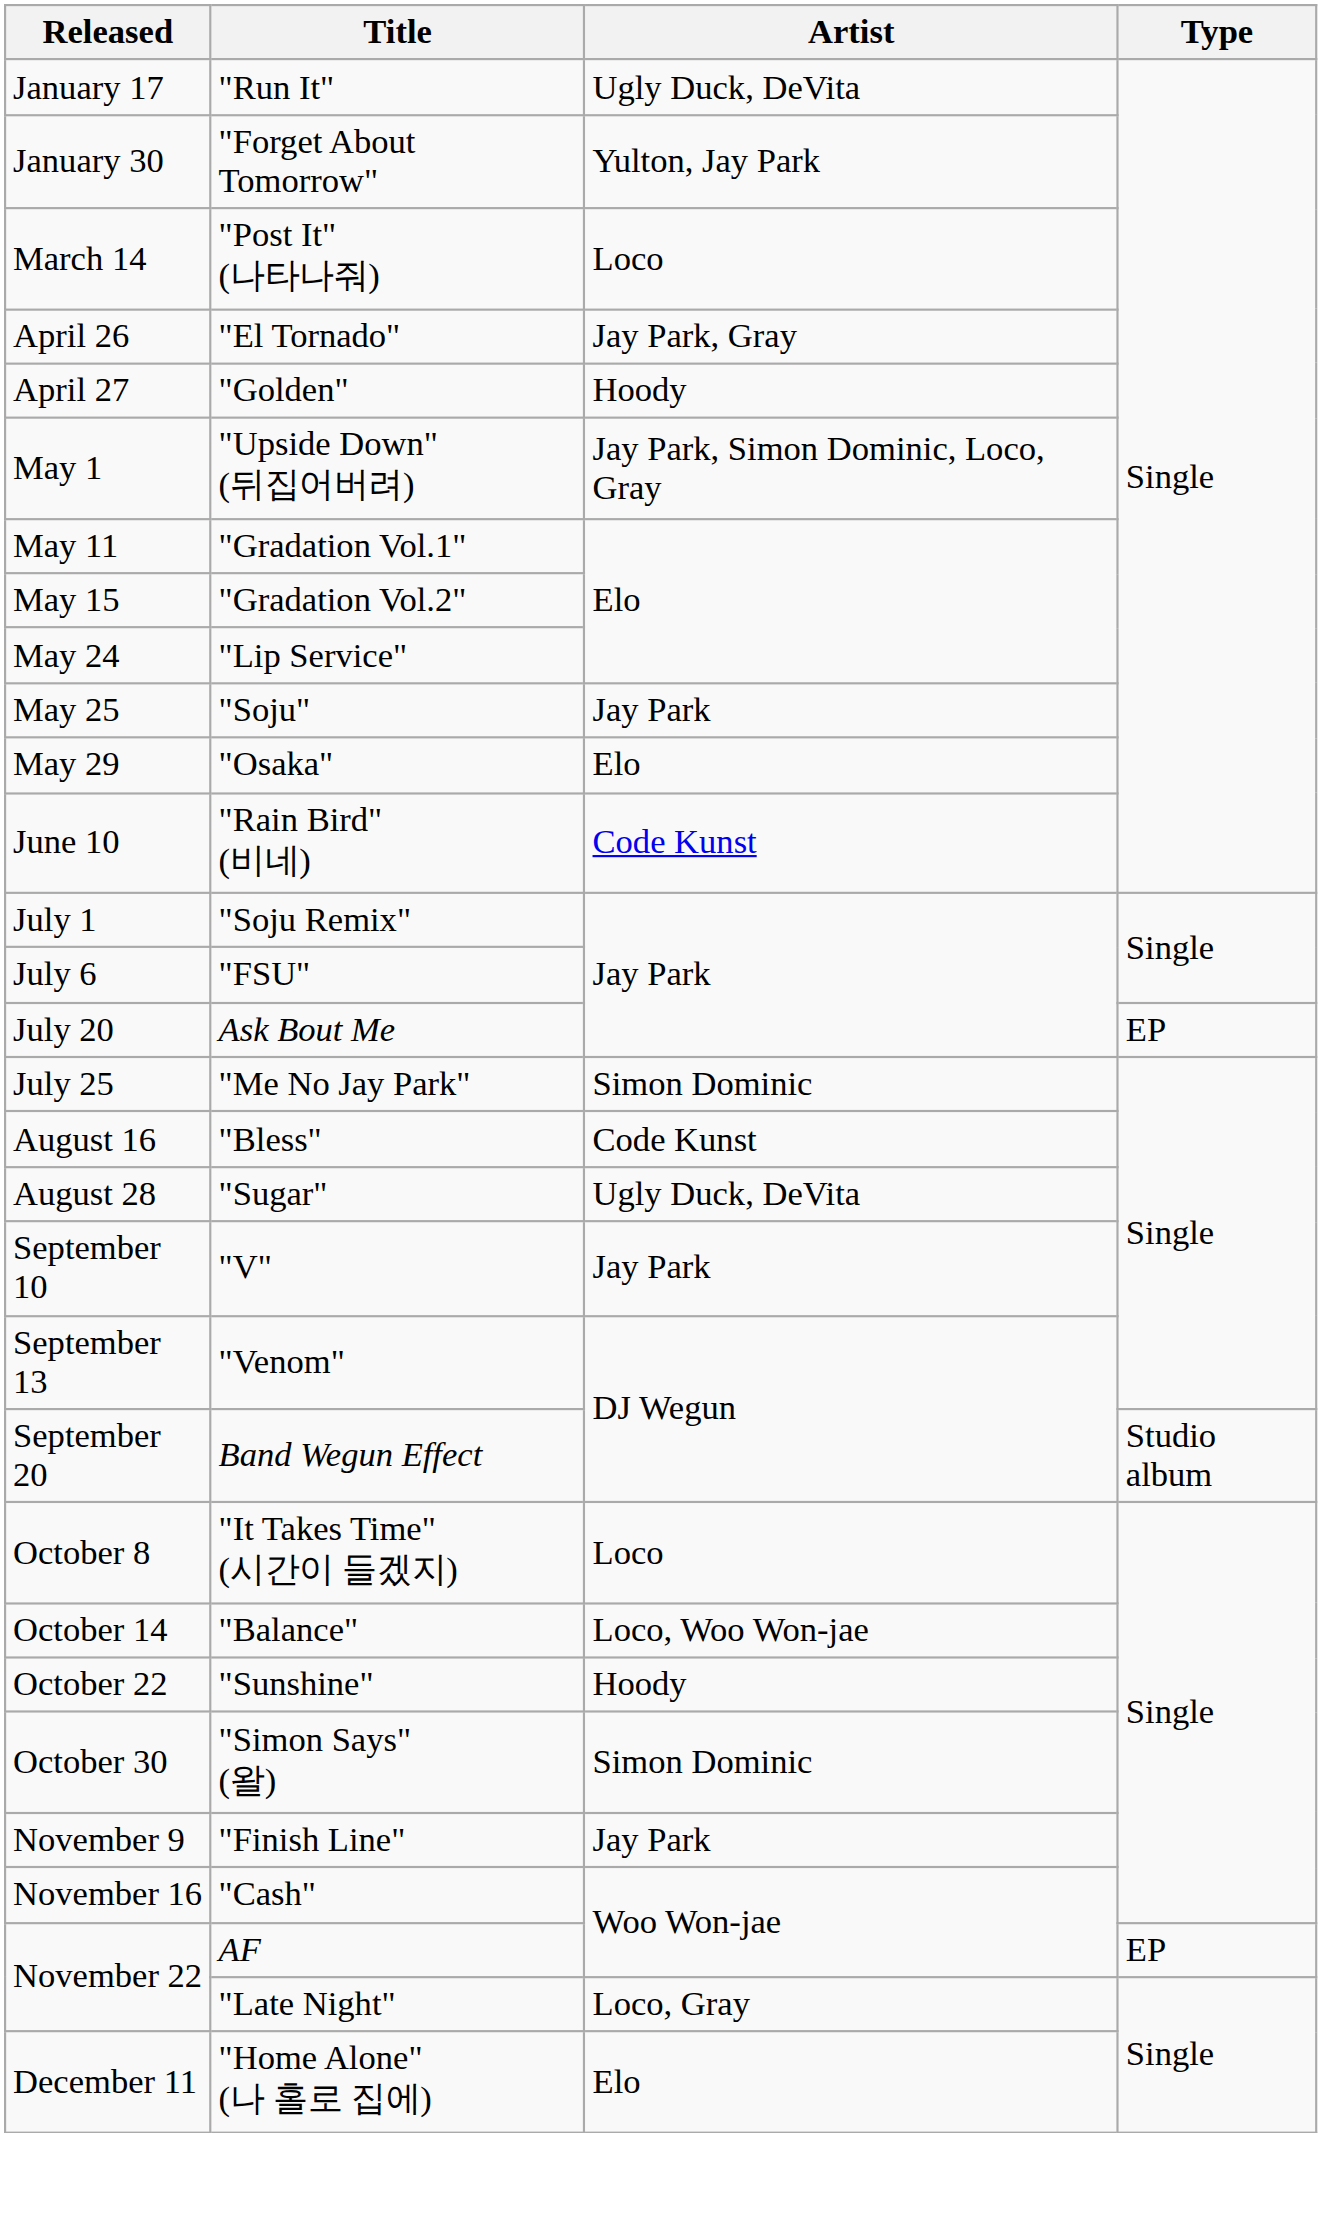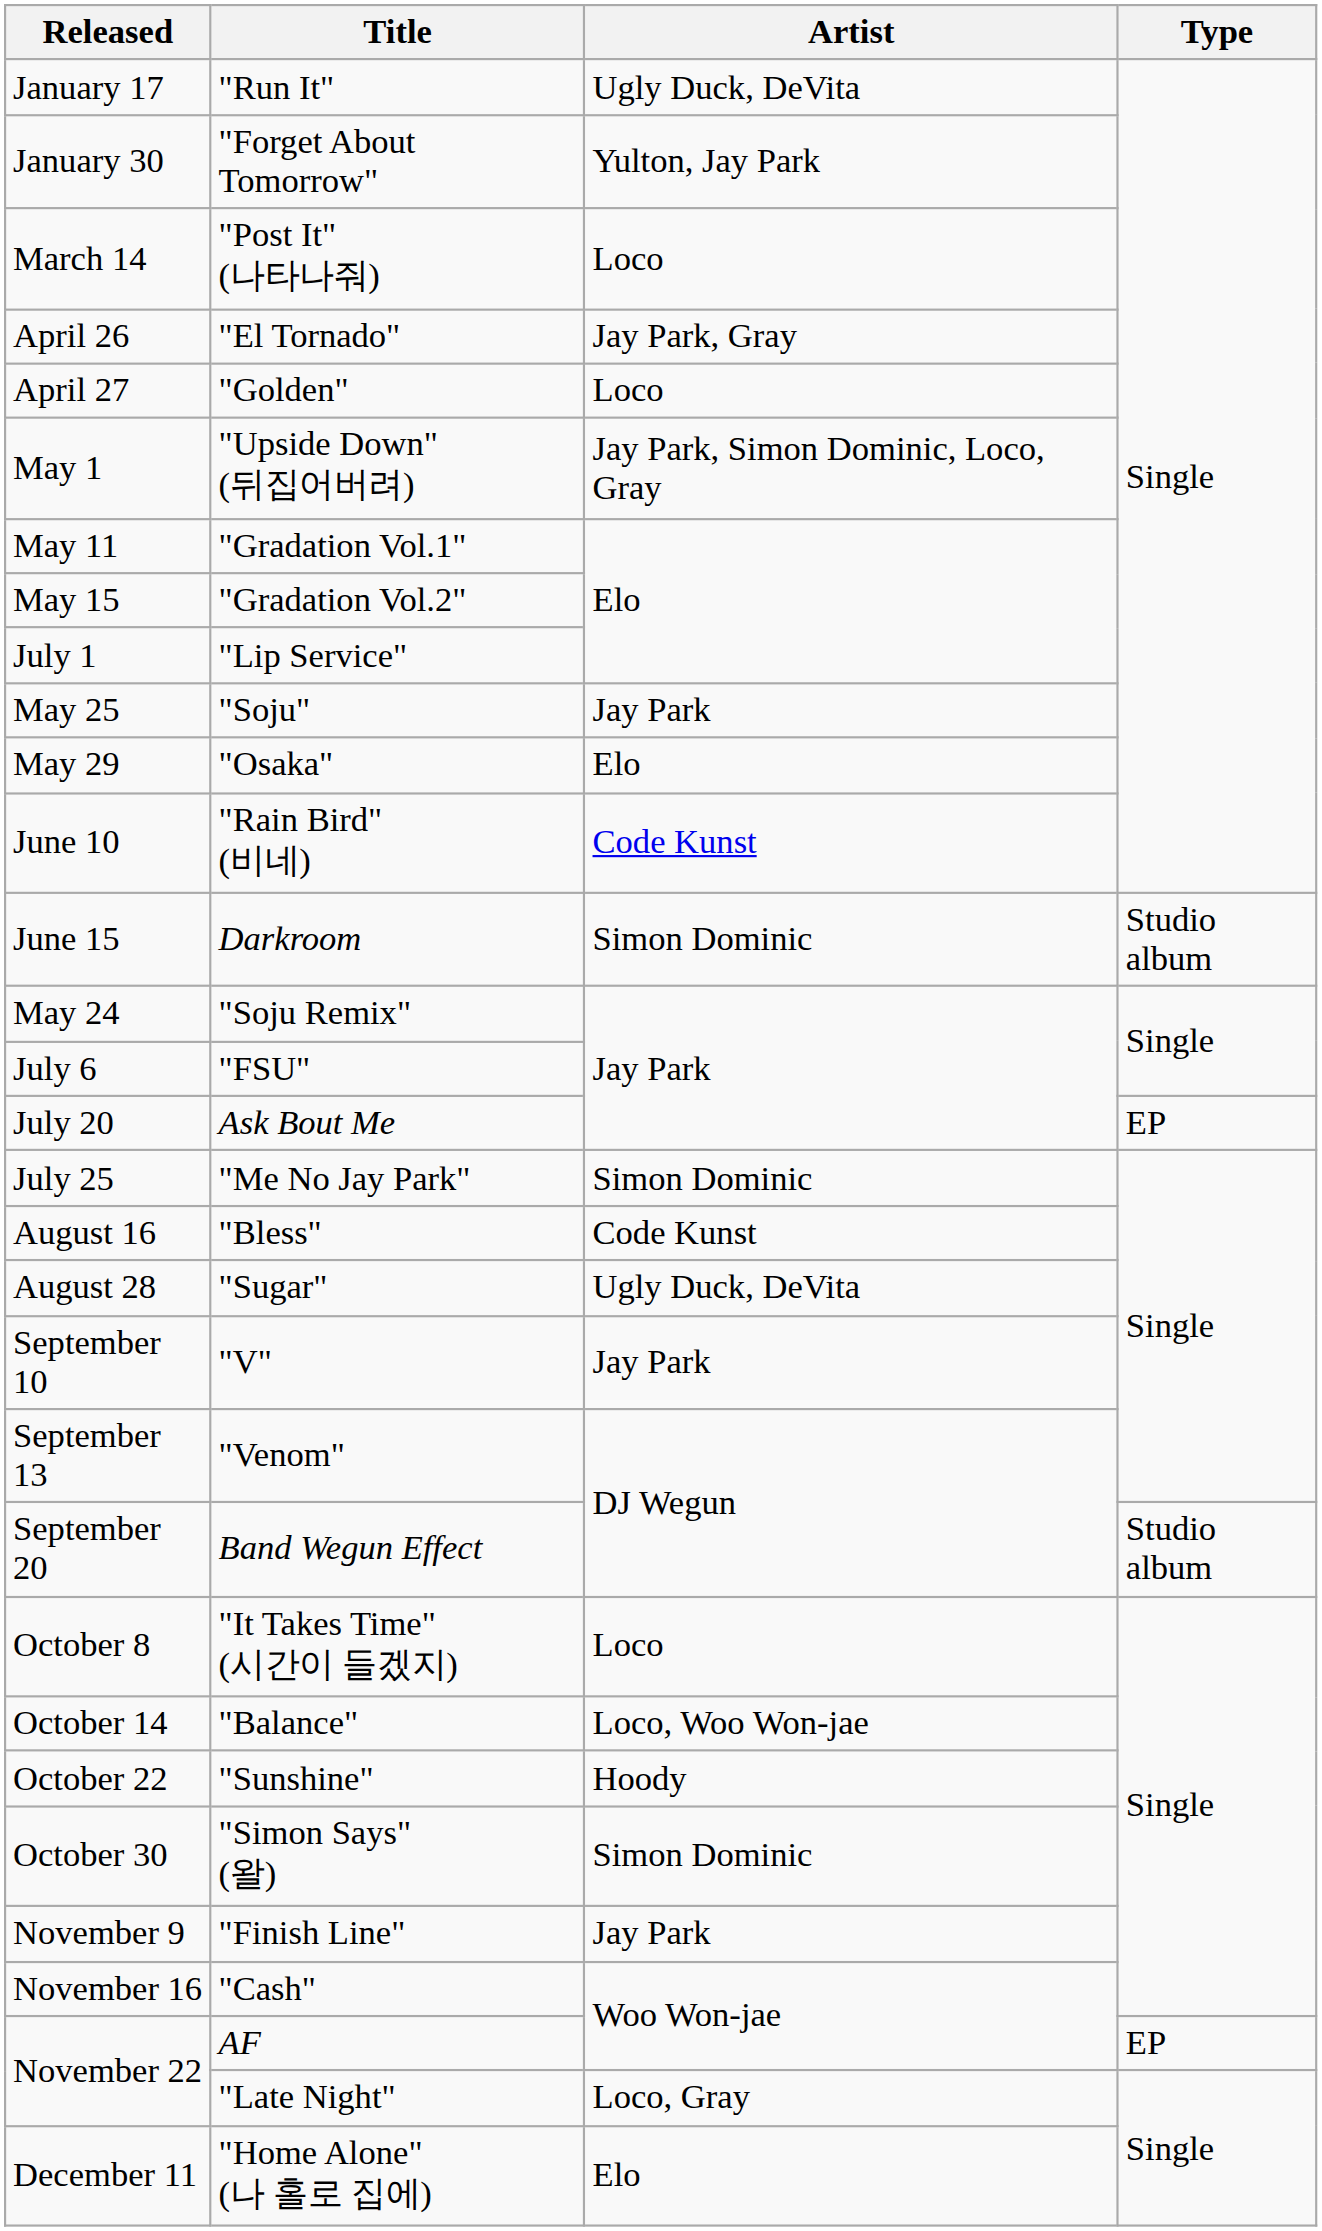(640, 390) Hoody -> (628, 390) Loco
(66, 654) May 24 -> (55, 654) July 1
+ row: (290, 938)
(55, 919) July 1 -> (66, 1013) May 24
